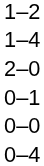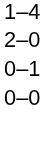- row: (22, 11)
- row: (22, 154)
